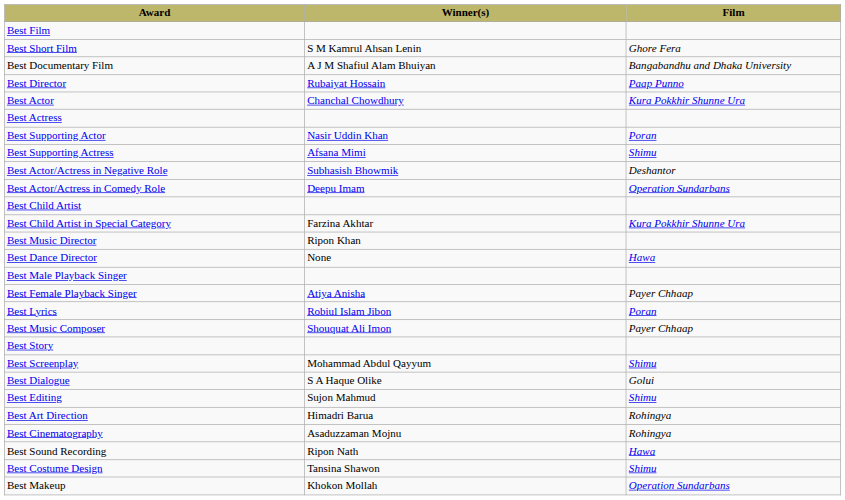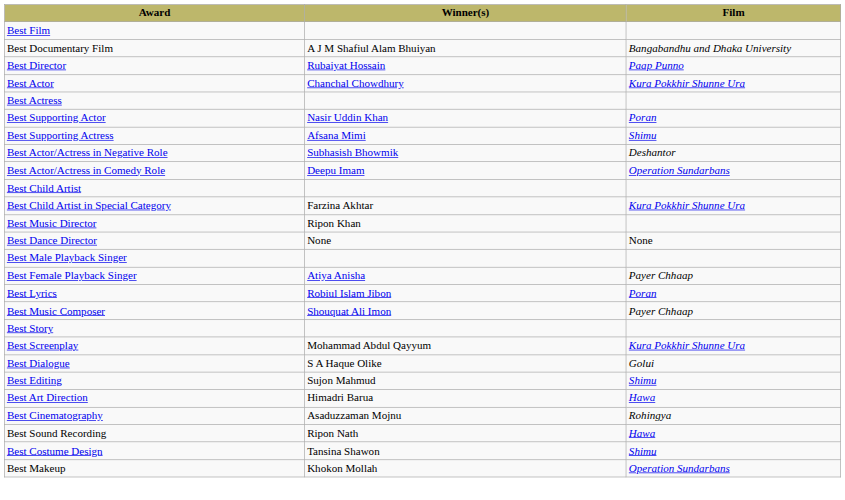- row: (42, 48)
(642, 258) Hawa -> (641, 240) None
(643, 363) Shimu -> (687, 345) Kura Pokkhir Shunne Ura
(650, 415) Rohingya -> (642, 398) Hawa
